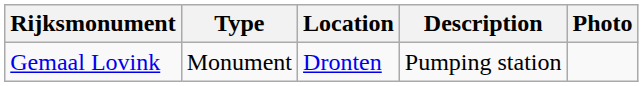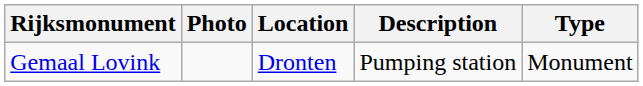columns swapped: (239, 23) <-> (603, 23)
